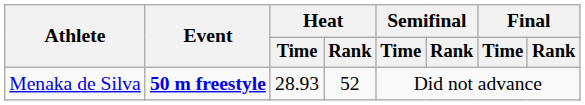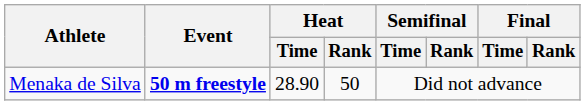(297, 83) 28.93 -> (297, 83) 28.90
(350, 83) 52 -> (350, 83) 50
